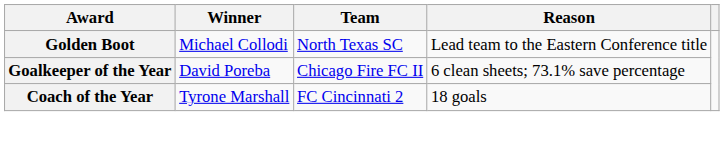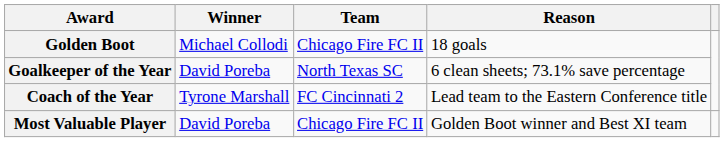(350, 44) North Texas SC -> (360, 44) Chicago Fire FC II
(569, 44) Lead team to the Eastern Conference title -> (459, 44) 18 goals
(360, 70) Chicago Fire FC II -> (350, 70) North Texas SC
(459, 96) 18 goals -> (569, 96) Lead team to the Eastern Conference title
+ row: (90, 123)
